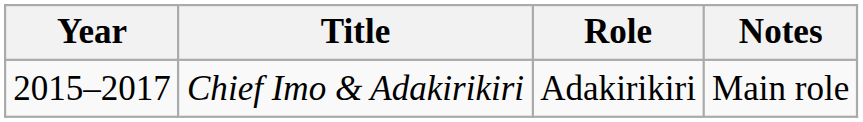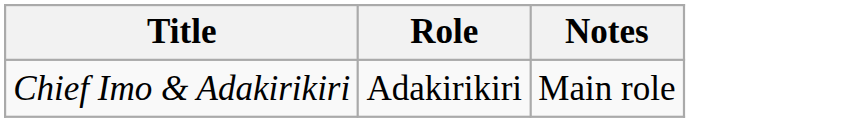- column: (92, 32)
